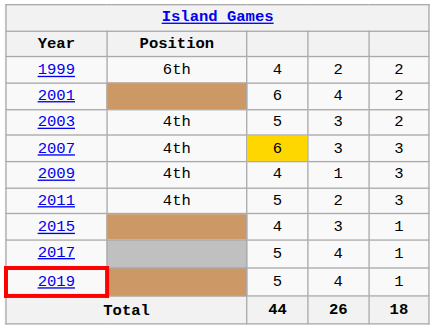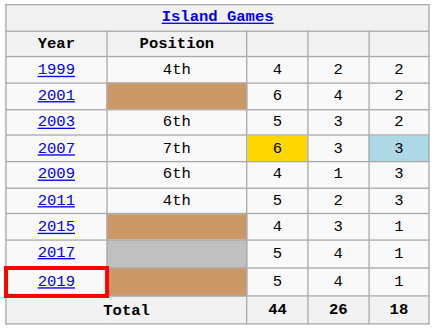(177, 70) 6th -> (177, 70) 4th
(177, 122) 4th -> (177, 122) 6th
(177, 148) 4th -> (177, 148) 7th
(399, 148) no background -> (399, 148) lightblue background
(177, 174) 4th -> (177, 174) 6th
